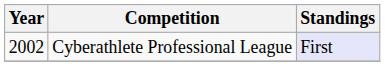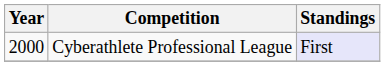(26, 46) 2002 -> (26, 46) 2000
